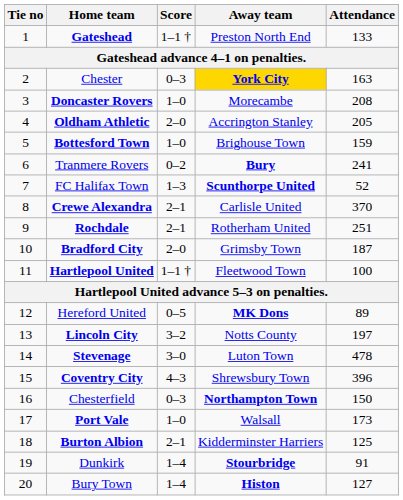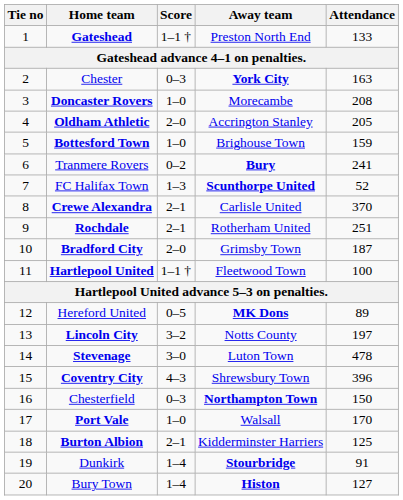(261, 79) gold background -> (261, 79) no background
(362, 420) 173 -> (362, 420) 170
